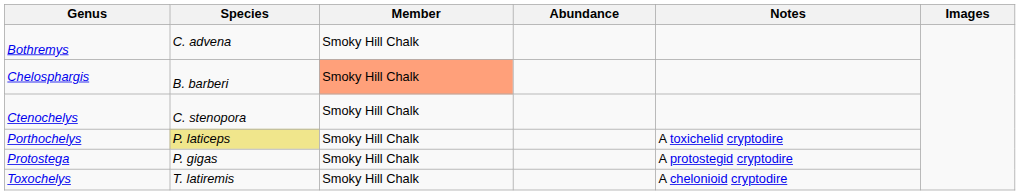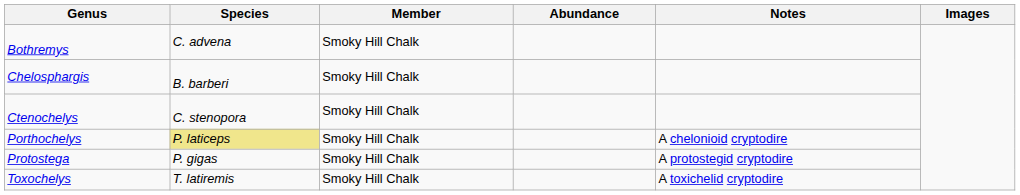(371, 76) lightsalmon background -> (371, 76) no background
(721, 139) A toxichelid cryptodire -> (723, 139) A chelonioid cryptodire
(723, 179) A chelonioid cryptodire -> (721, 179) A toxichelid cryptodire
